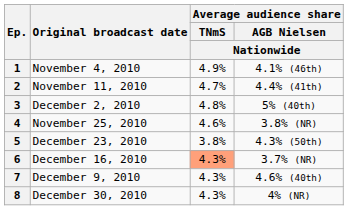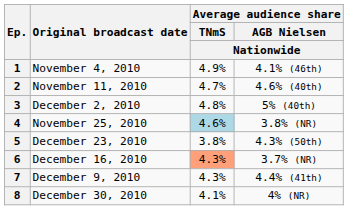(289, 86) 4.4% (41th) -> (289, 86) 4.6% (40th)
(212, 123) no background -> (212, 123) lightblue background
(289, 178) 4.6% (40th) -> (289, 178) 4.4% (41th)
(212, 196) 4.3% -> (212, 196) 4.1%
